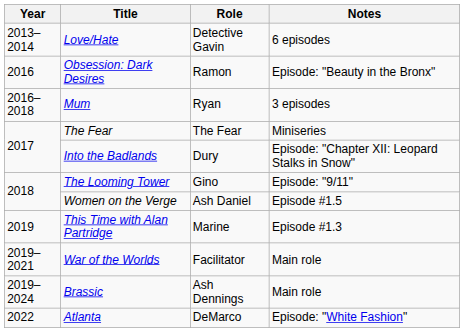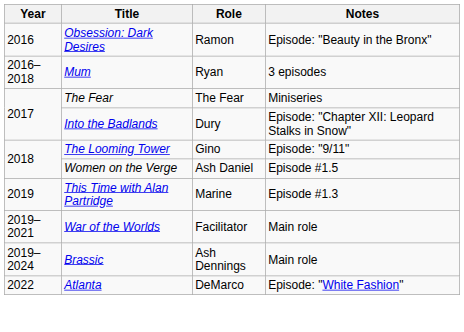- row: (91, 39)
